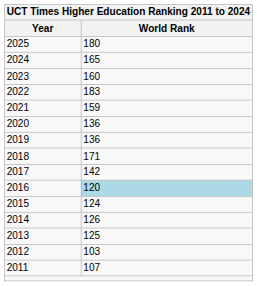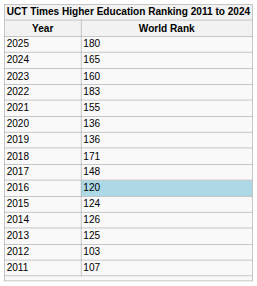(92, 108) 159 -> (92, 108) 155
(92, 172) 142 -> (92, 172) 148
